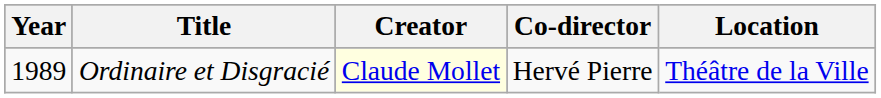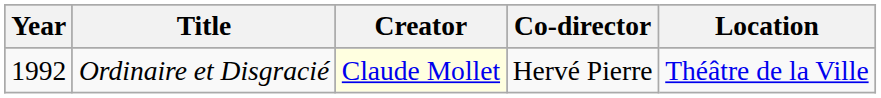(39, 69) 1989 -> (39, 69) 1992
